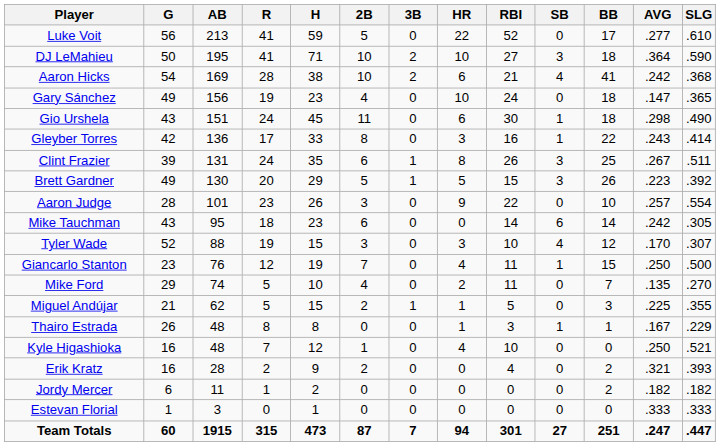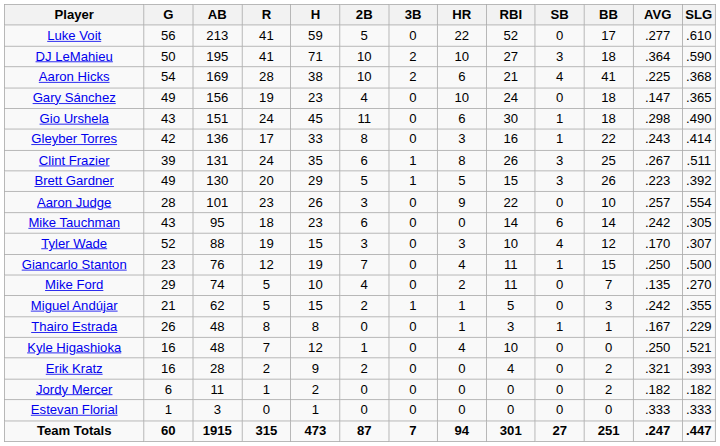(658, 77) .242 -> (658, 77) .225
(658, 306) .225 -> (658, 306) .242
